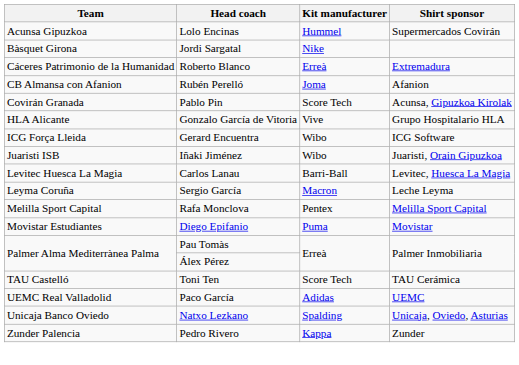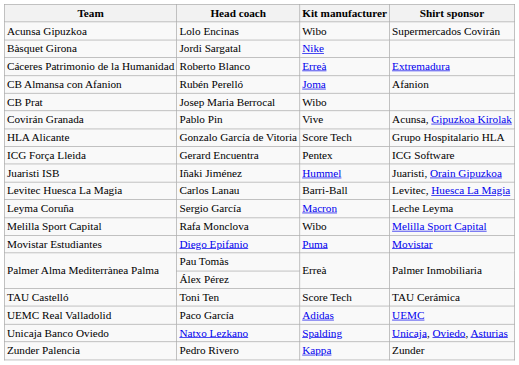(322, 31) Hummel -> (314, 31) Wibo
+ row: (227, 102)
(327, 102) Score Tech -> (313, 119) Vive
(313, 119) Vive -> (327, 137) Score Tech
(314, 137) Wibo -> (317, 155) Pentex
(314, 155) Wibo -> (322, 173) Hummel
(317, 208) Pentex -> (314, 226) Wibo
